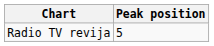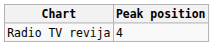(119, 32) 5 -> (119, 32) 4
